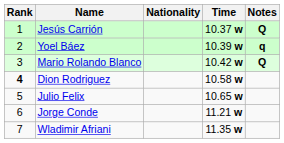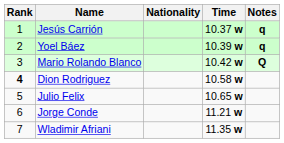(262, 29) Q -> (262, 29) q
